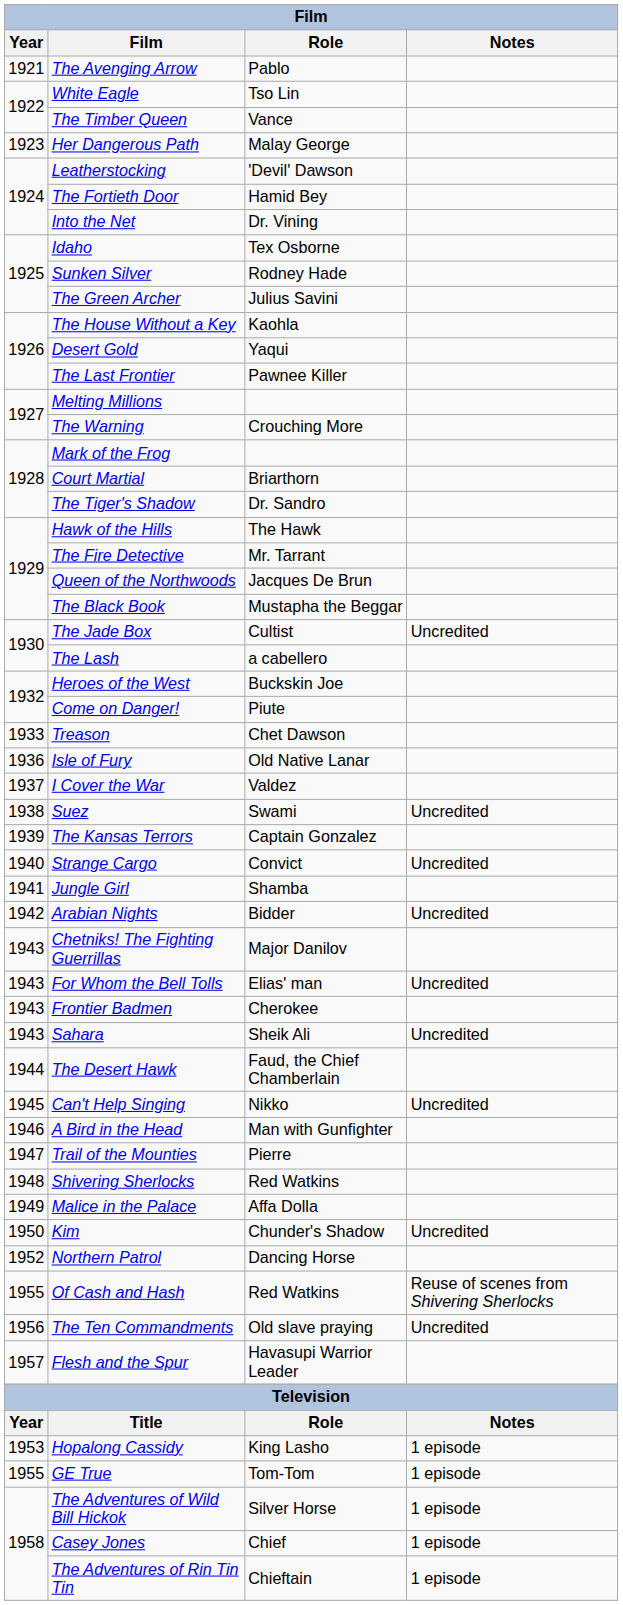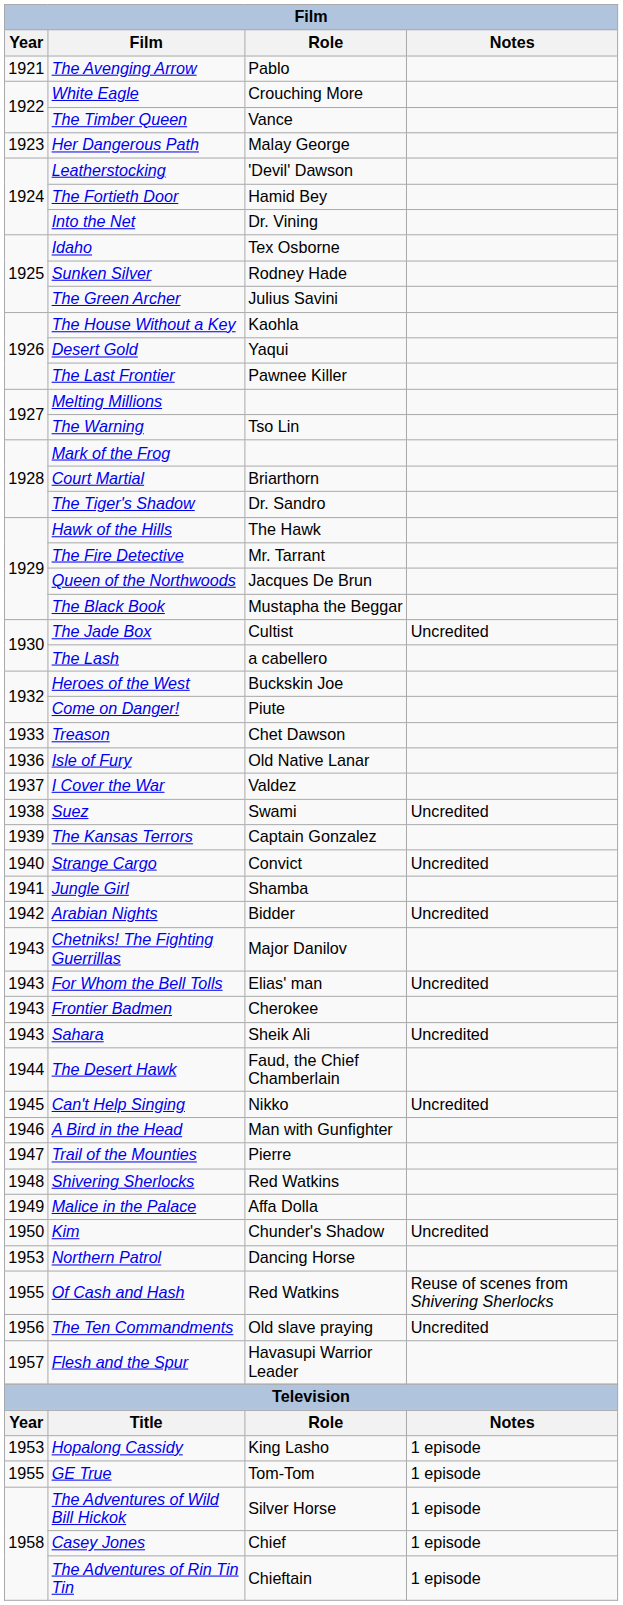(274, 94) Tso Lin -> (306, 94) Crouching More
(306, 427) Crouching More -> (274, 427) Tso Lin
(26, 1258) 1952 -> (26, 1258) 1953
